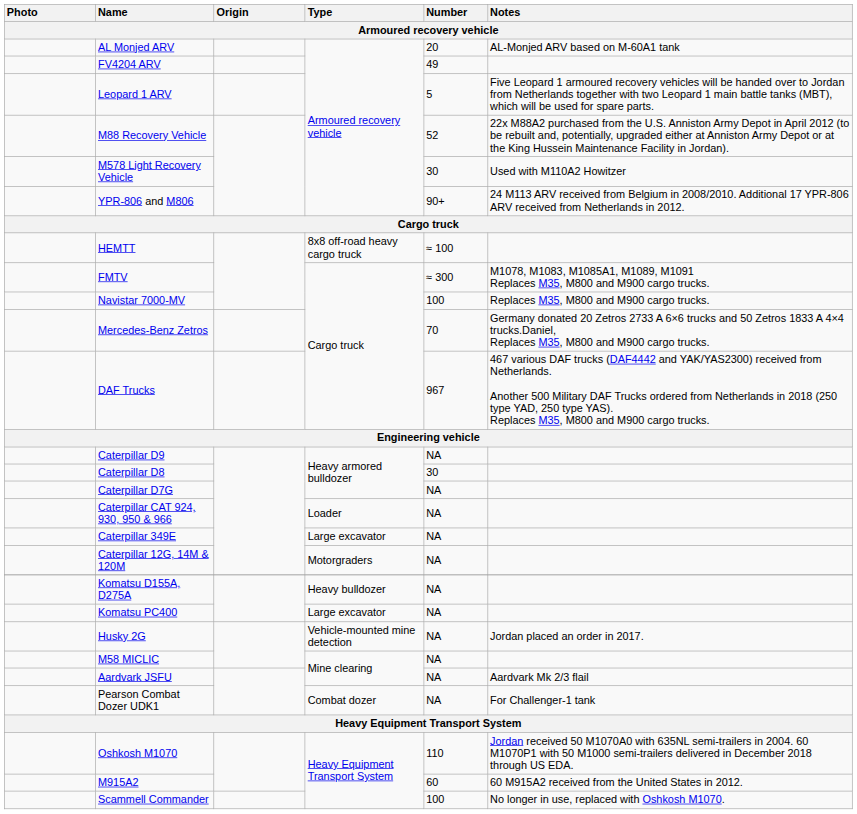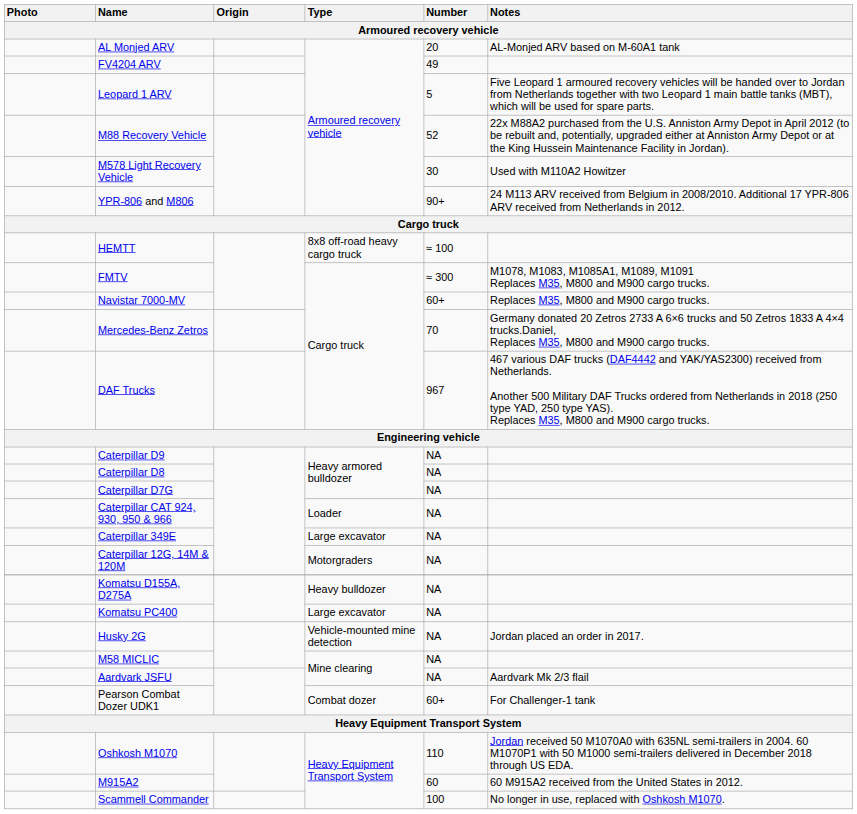(435, 300) 100 -> (435, 300) 60+
(432, 472) 30 -> (434, 472) NA
(434, 700) NA -> (435, 700) 60+
